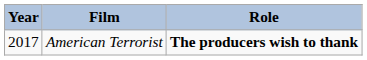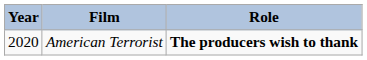(23, 42) 2017 -> (23, 42) 2020
